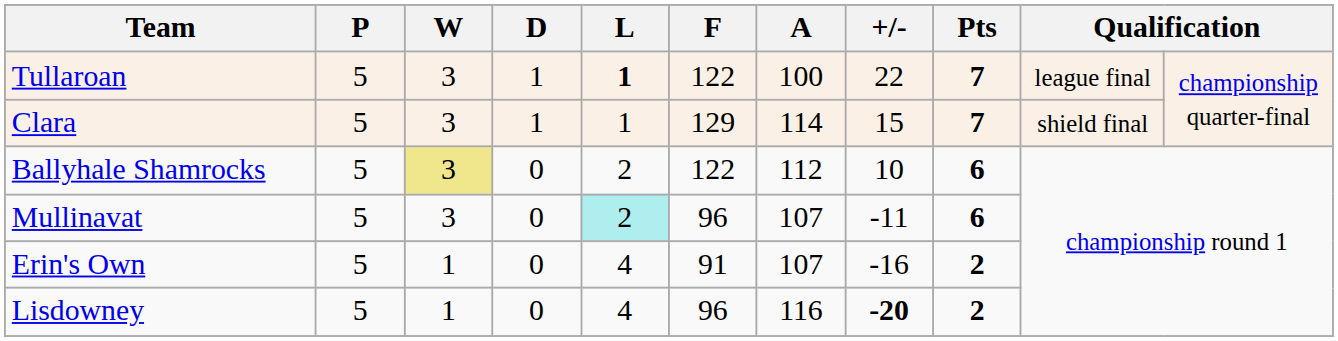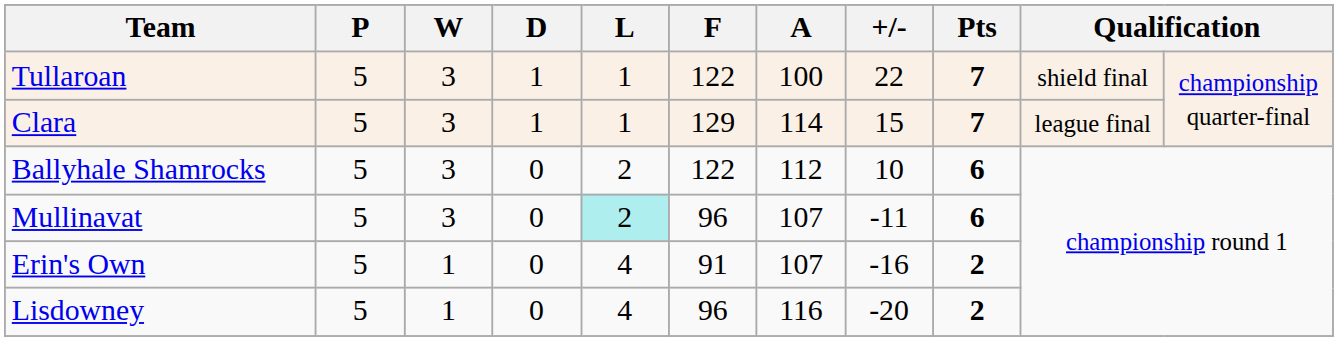(625, 75) bold -> (625, 75) normal
(1093, 77) league final -> (1093, 77) shield final
(1093, 124) shield final -> (1093, 124) league final
(448, 169) khaki background -> (448, 169) no background
(889, 311) bold -> (889, 311) normal
